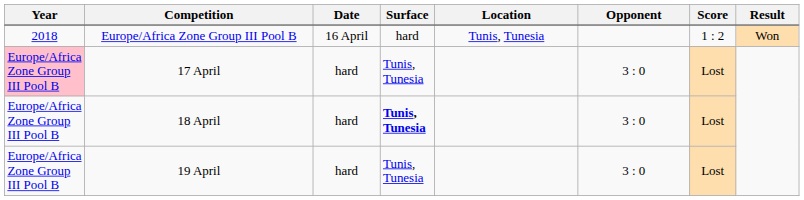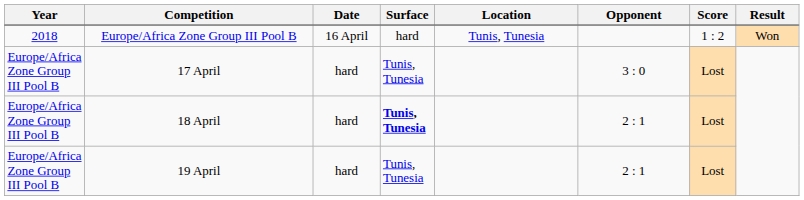(44, 71) pink background -> (44, 71) no background
(634, 120) 3 : 0 -> (634, 120) 2 : 1
(634, 170) 3 : 0 -> (634, 170) 2 : 1
